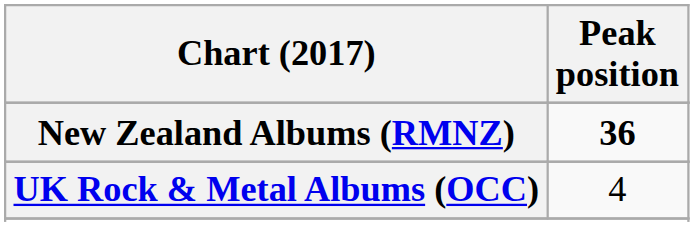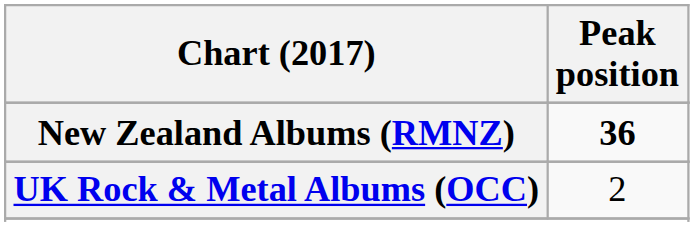(617, 189) 4 -> (617, 189) 2
